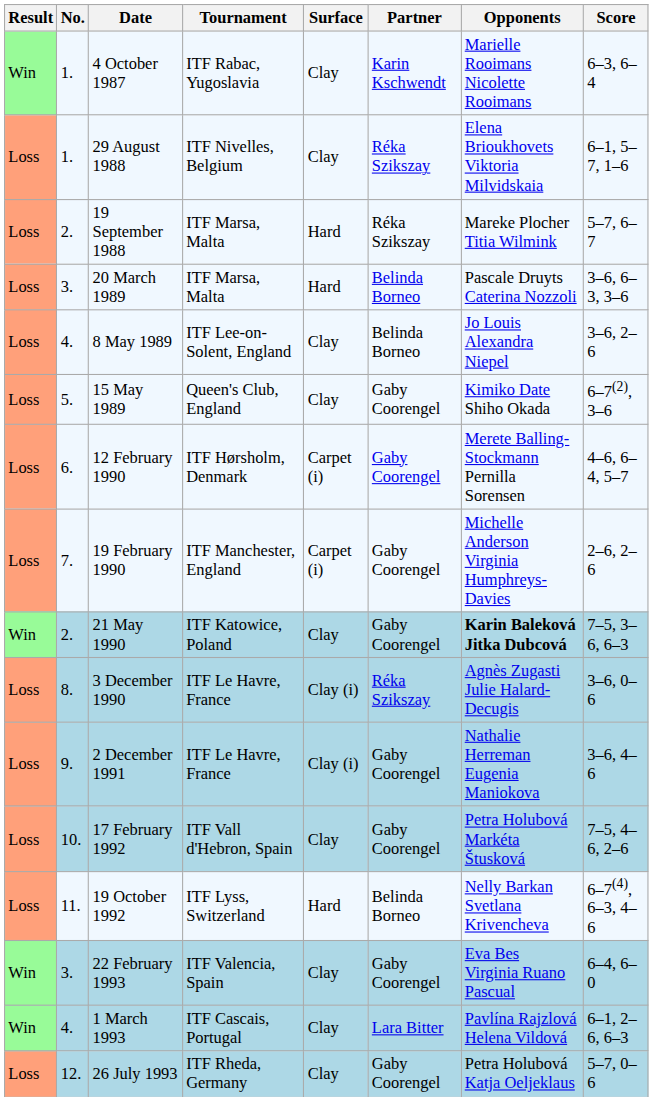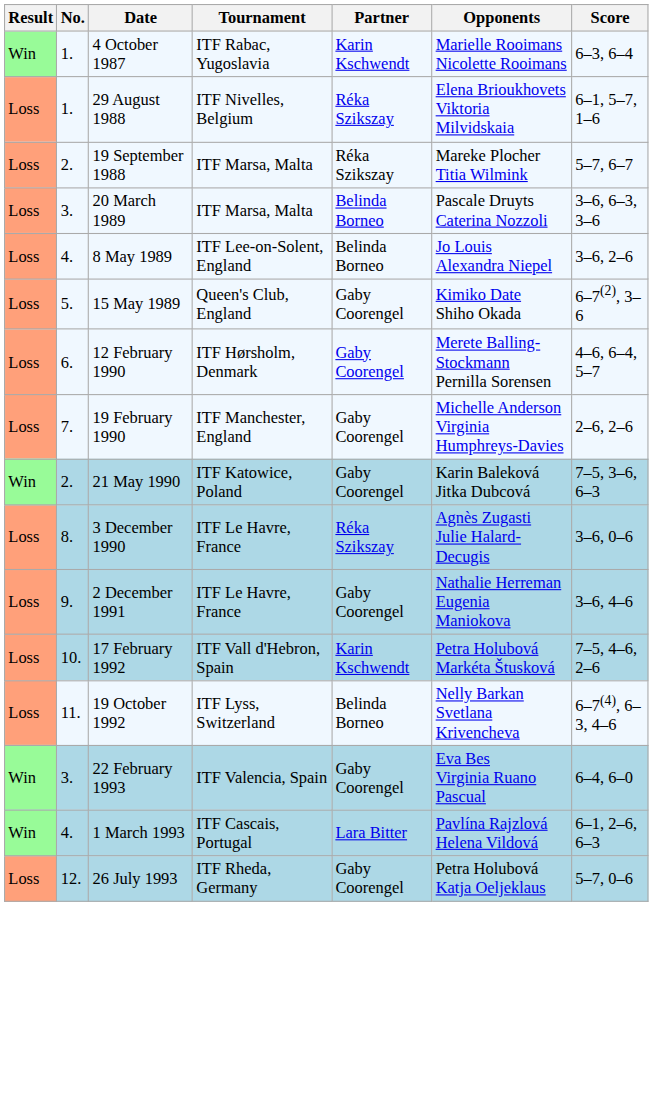- column: (336, 17)
(520, 634) bold -> (487, 481) normal
(406, 838) Gaby Coorengel -> (372, 656) Karin Kschwendt
